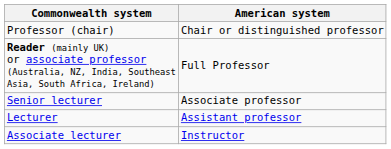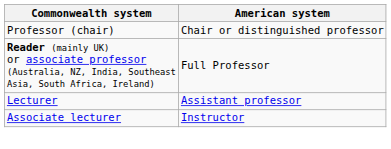- row: (54, 101)
